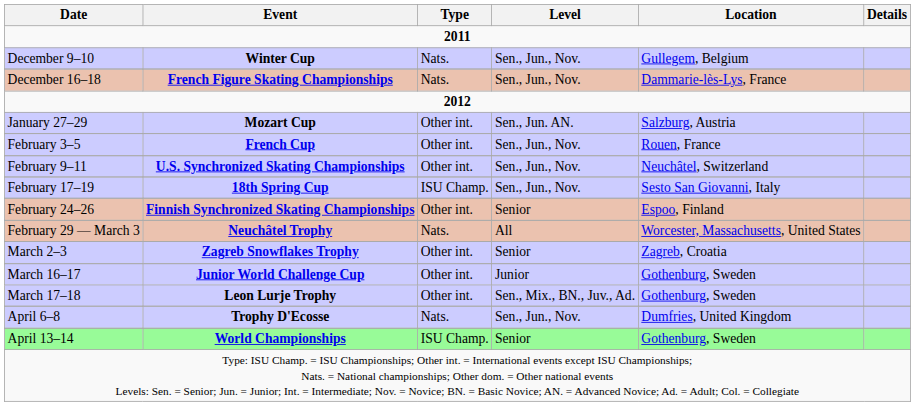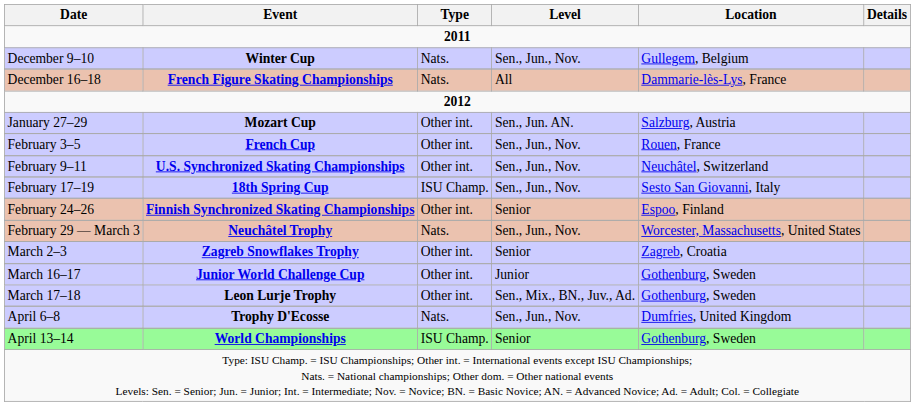(538, 79) Sen., Jun., Nov. -> (504, 79) All
(504, 230) All -> (538, 230) Sen., Jun., Nov.
